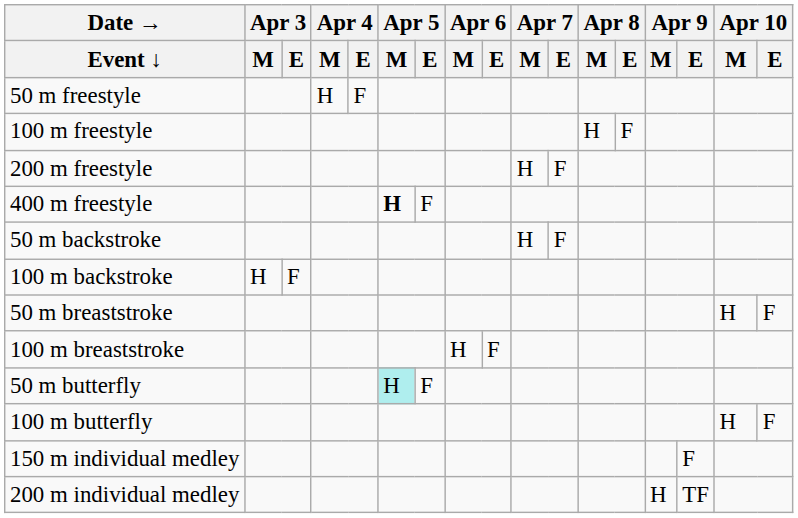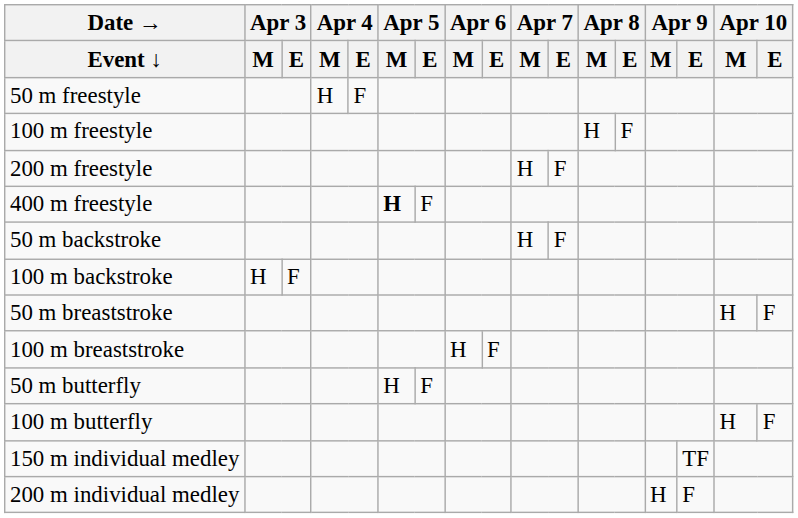(392, 385) paleturquoise background -> (392, 385) no background
(689, 458) F -> (696, 458) TF
(696, 494) TF -> (689, 494) F
